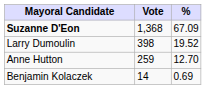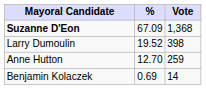columns swapped: (153, 12) <-> (186, 12)
